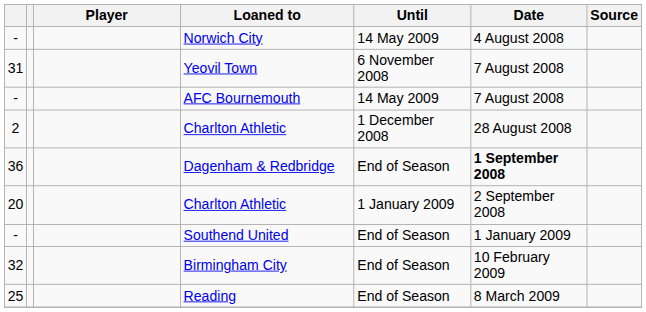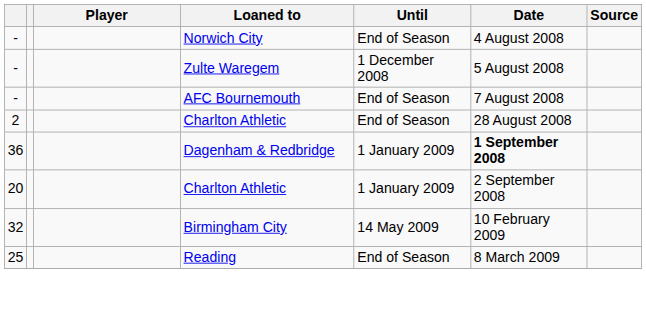(398, 37) 14 May 2009 -> (403, 37) End of Season
+ row: (16, 68)
- row: (16, 68)
(398, 98) 14 May 2009 -> (403, 98) End of Season
(396, 128) 1 December 2008 -> (403, 120) End of Season
(403, 166) End of Season -> (406, 151) 1 January 2009
- row: (16, 235)
(403, 265) End of Season -> (398, 227) 14 May 2009
